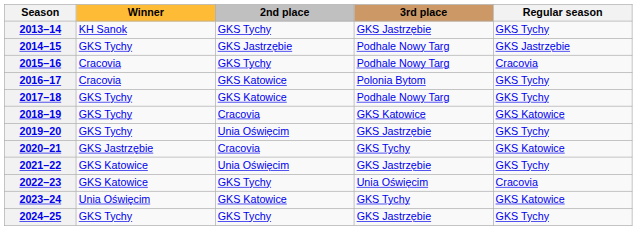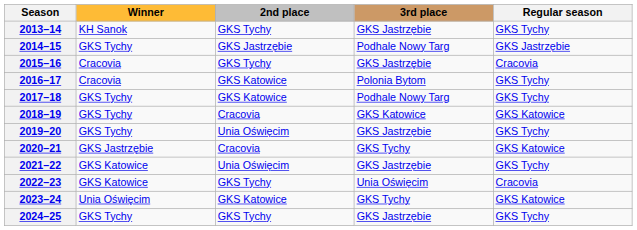(403, 64) Podhale Nowy Targ -> (394, 64) GKS Jastrzębie
